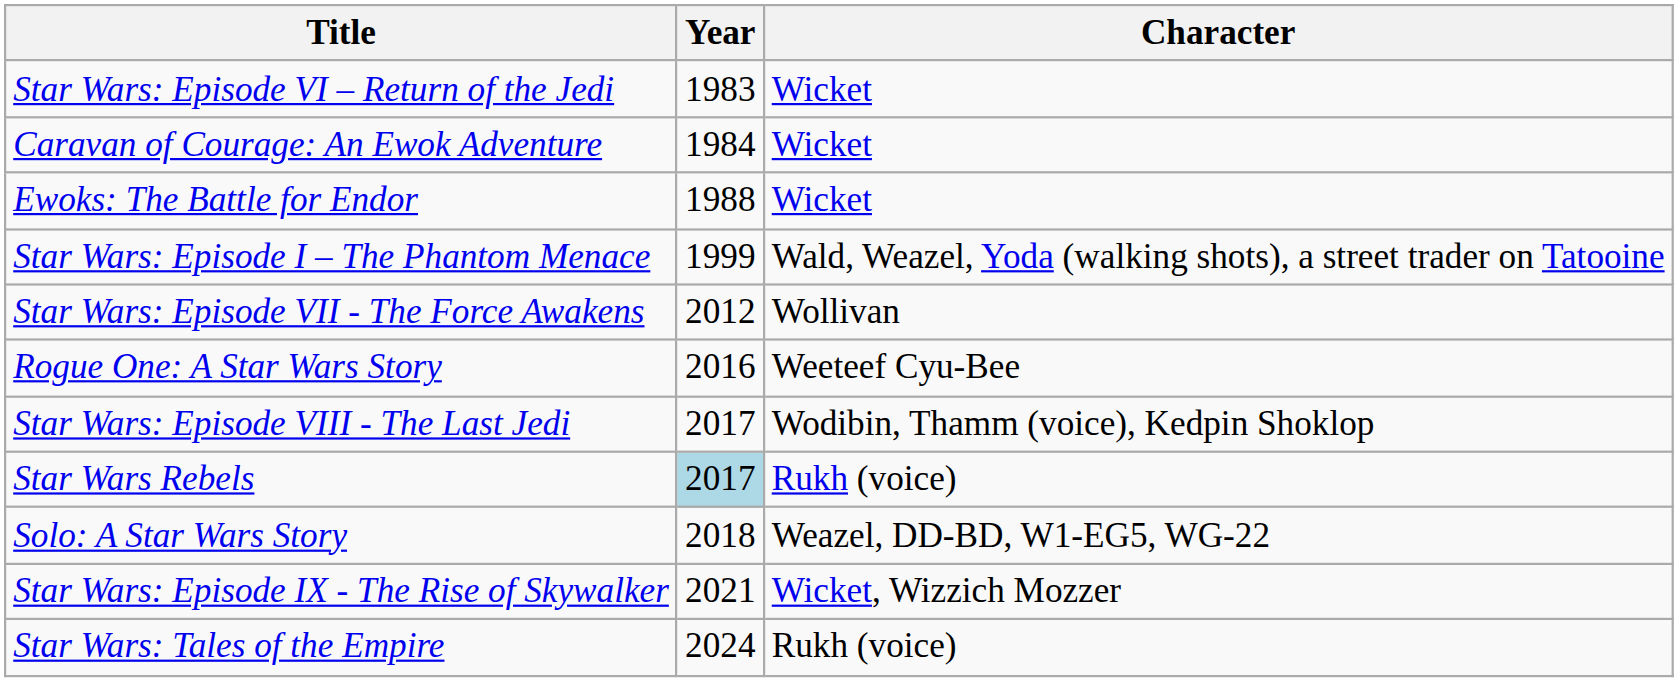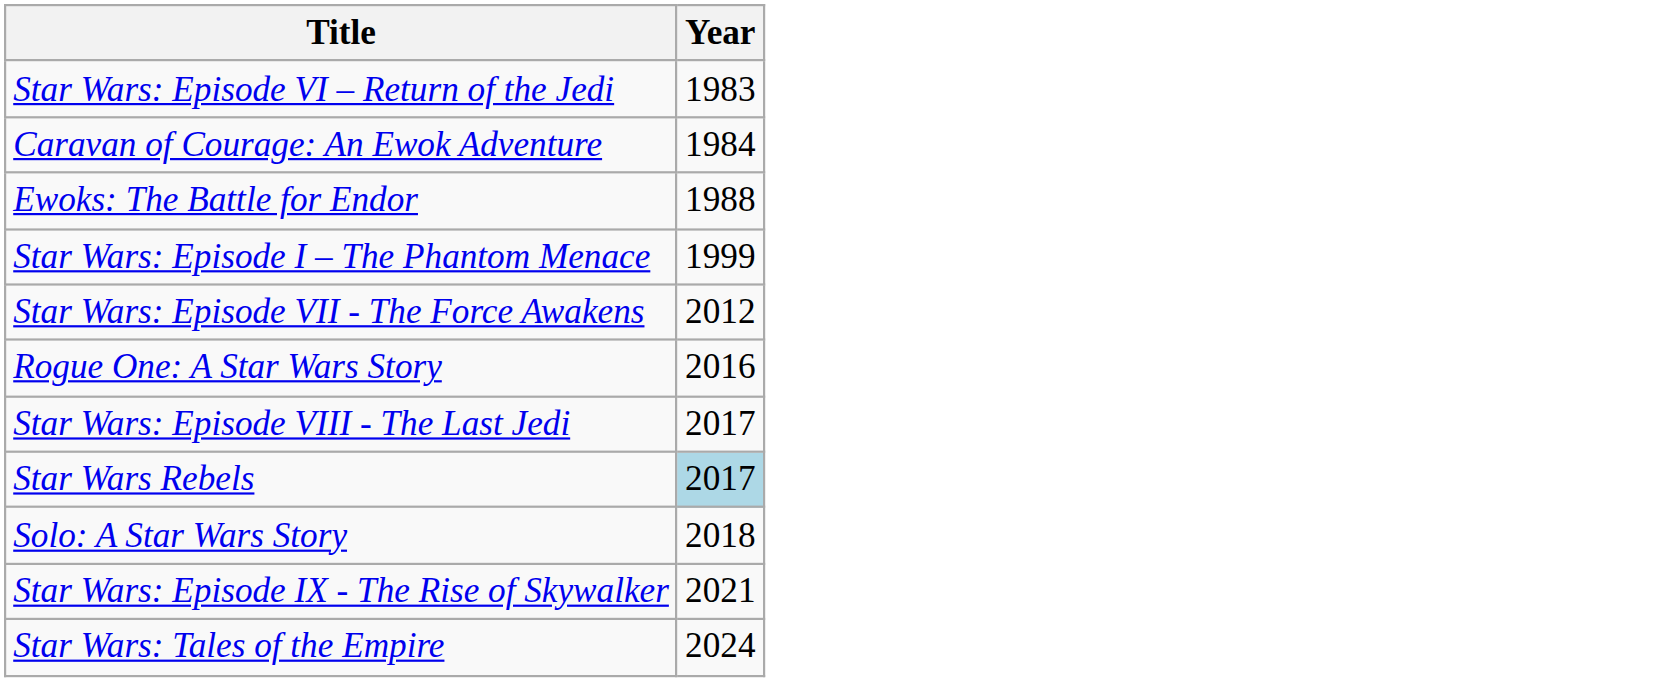- column: (1218, 32)
